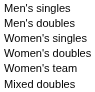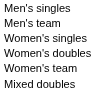- row: (39, 23)
+ row: (32, 23)
